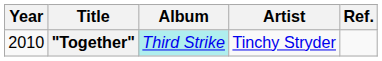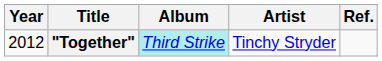(26, 42) 2010 -> (26, 42) 2012
